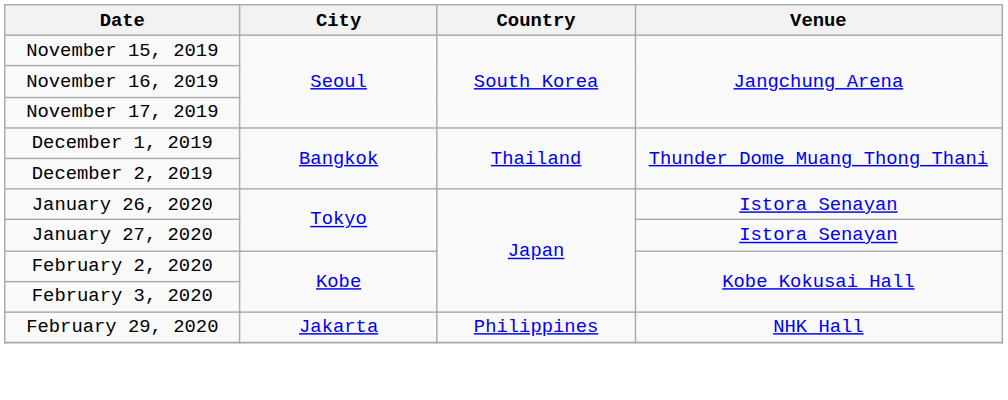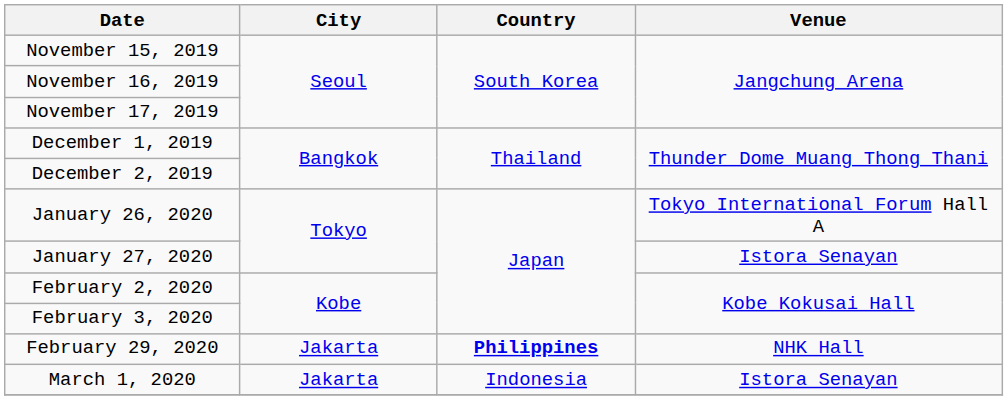(818, 204) Istora Senayan -> (818, 215) Tokyo International Forum Hall A
(536, 327) normal -> (536, 349) bold
+ row: (122, 380)
